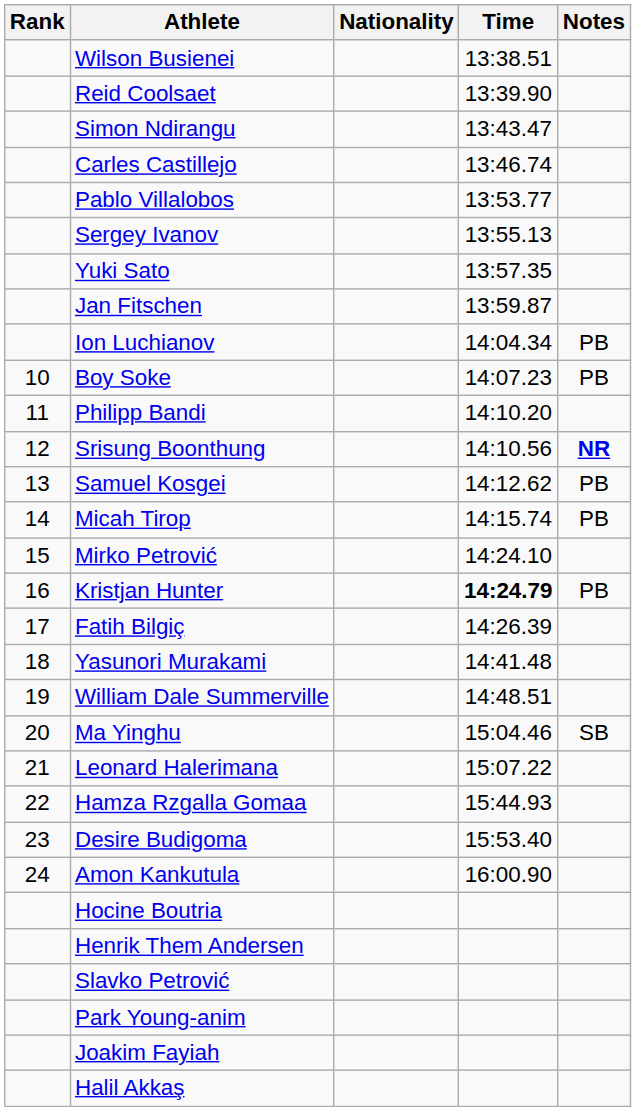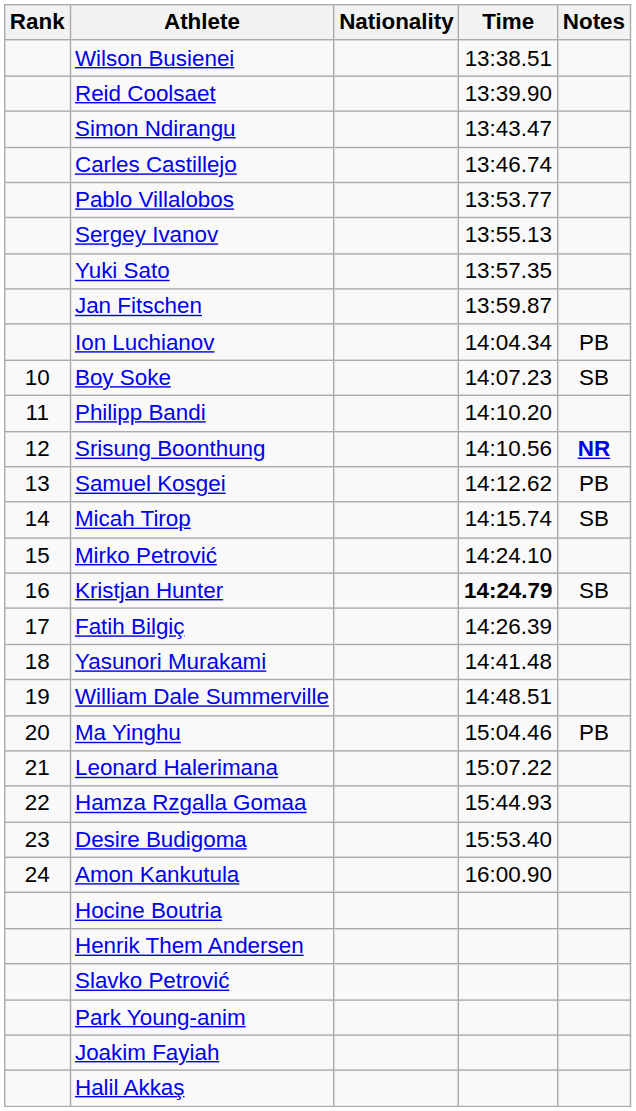(594, 377) PB -> (594, 377) SB
(594, 519) PB -> (594, 519) SB
(594, 590) PB -> (594, 590) SB
(594, 732) SB -> (594, 732) PB
